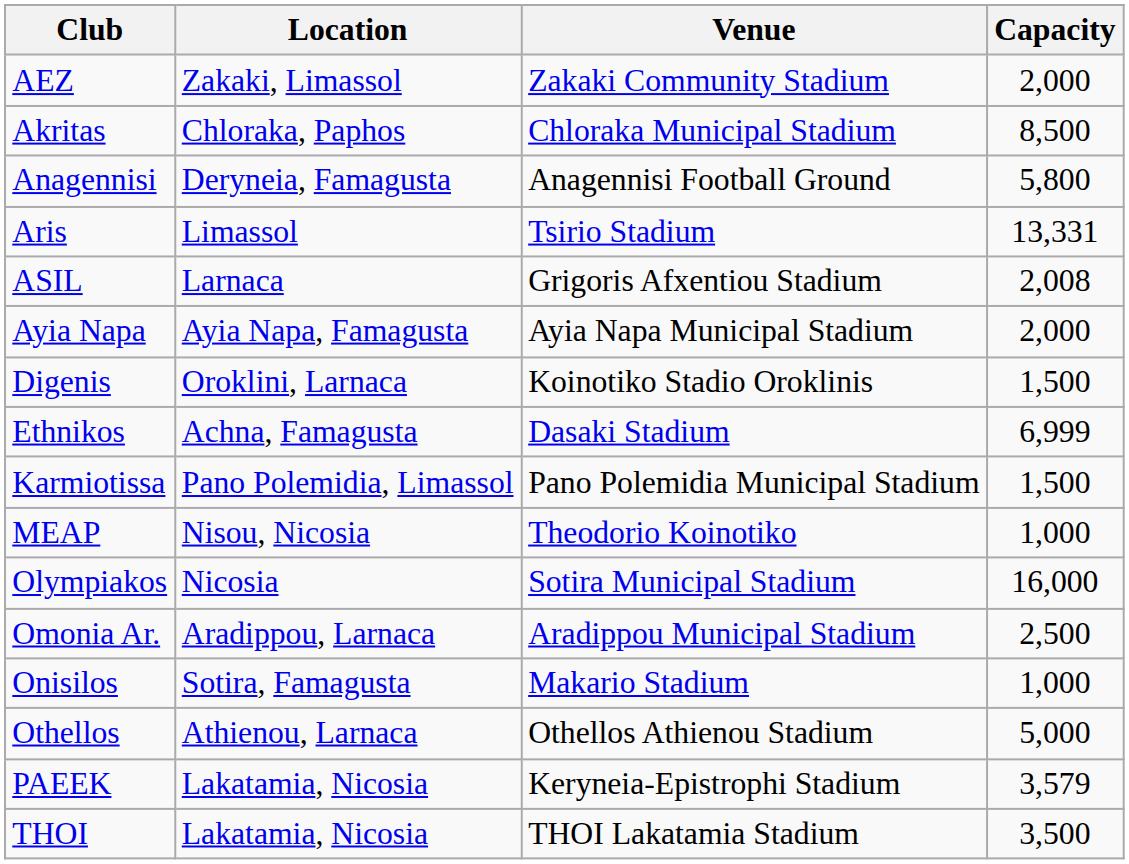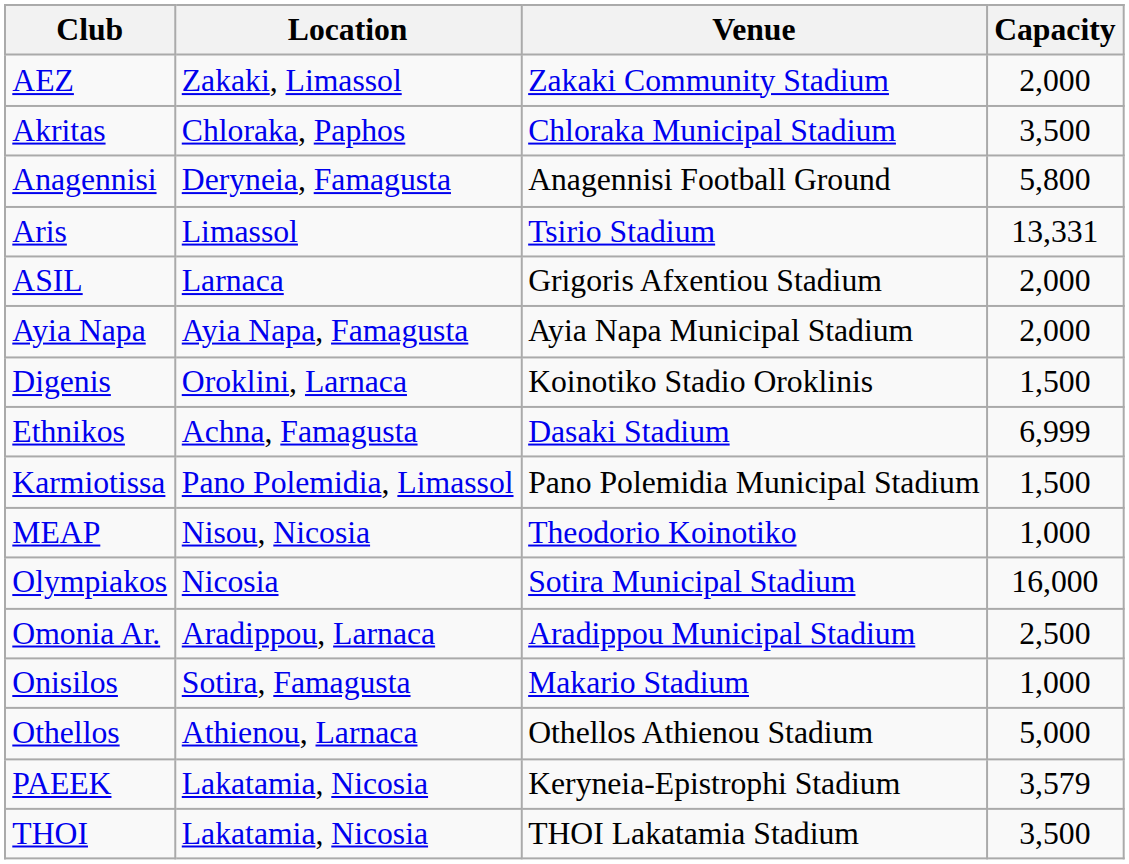(1055, 130) 8,500 -> (1055, 130) 3,500
(1055, 280) 2,008 -> (1055, 280) 2,000
